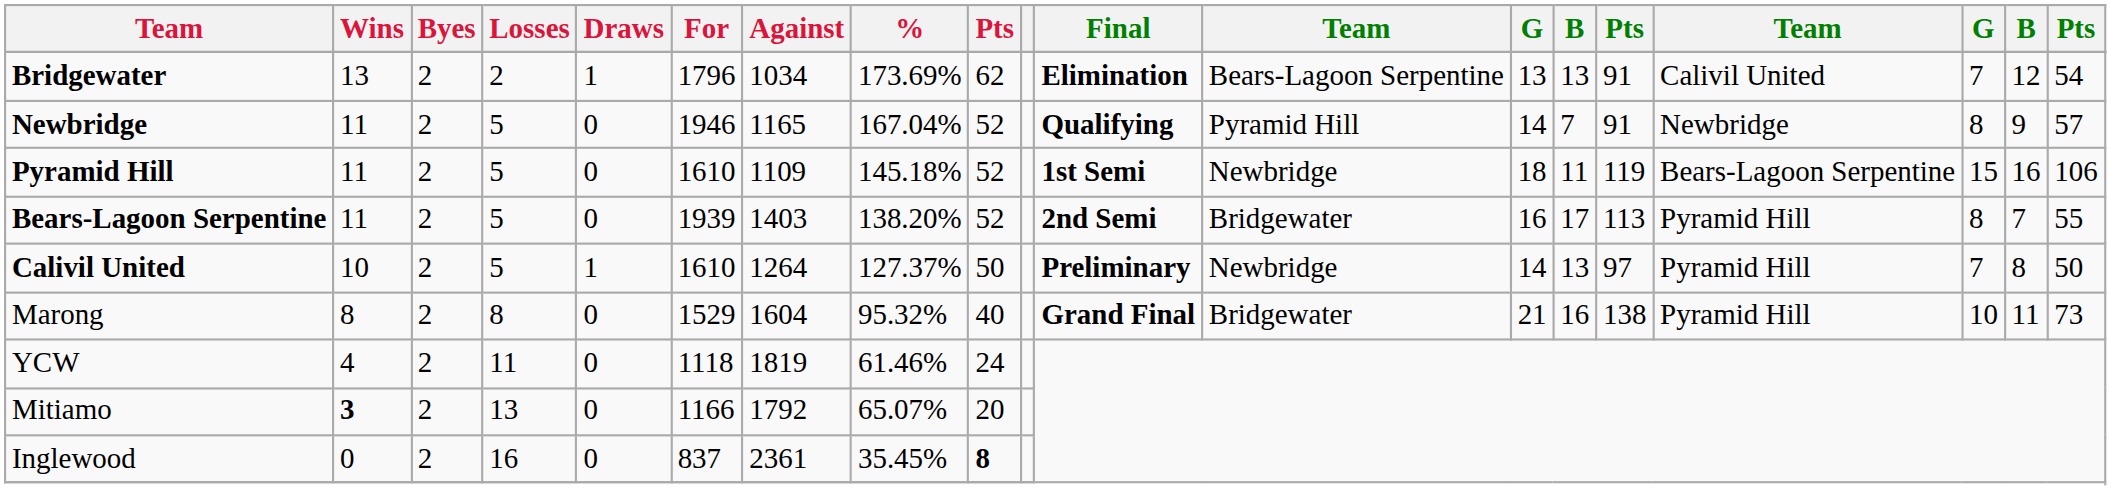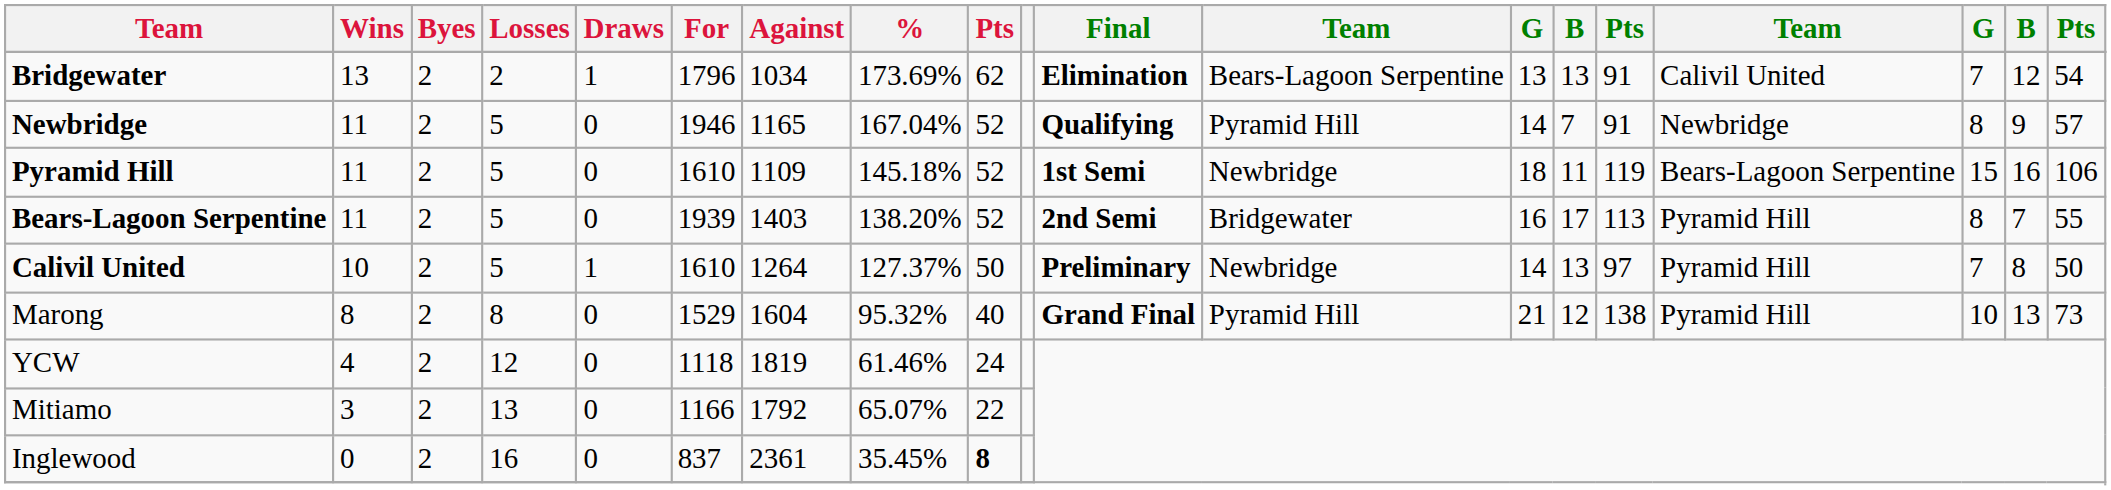(1280, 314) Bridgewater -> (1284, 314) Pyramid Hill
(1575, 314) 16 -> (1575, 314) 12
(2026, 314) 11 -> (2026, 314) 13
(503, 362) 11 -> (504, 362) 12
(347, 410) bold -> (347, 410) normal
(990, 410) 20 -> (990, 410) 22
